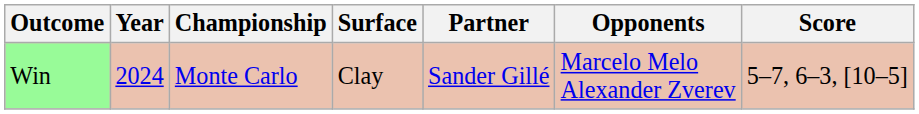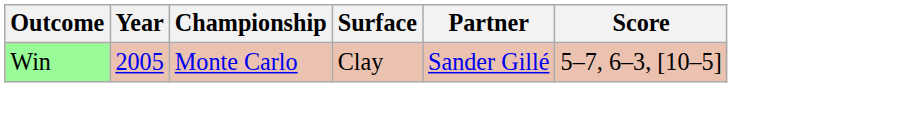- column: (648, 23)
(140, 75) 2024 -> (140, 61) 2005
